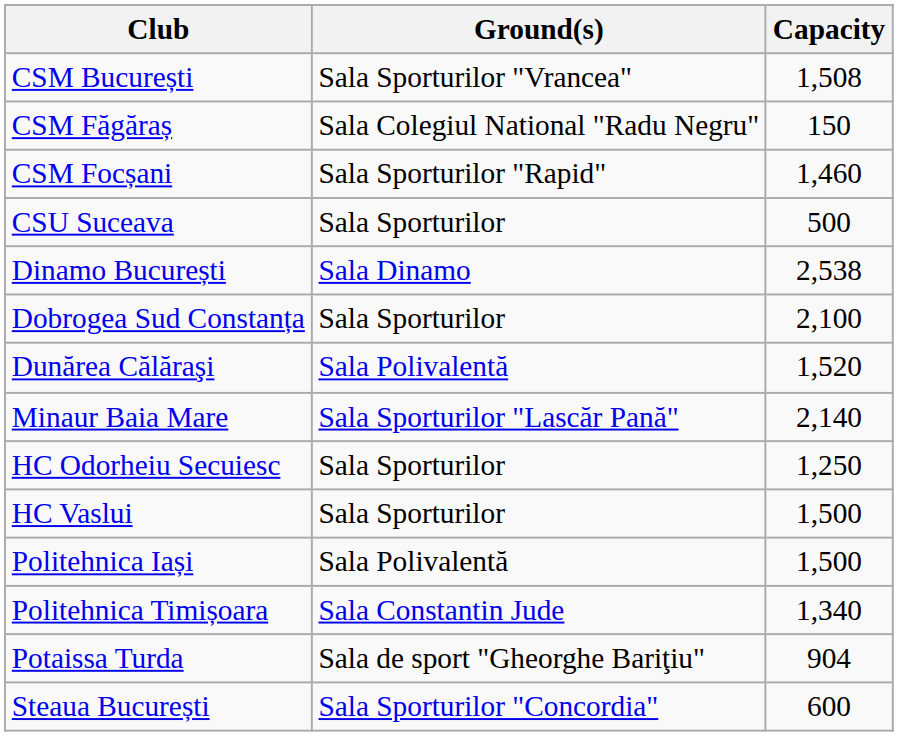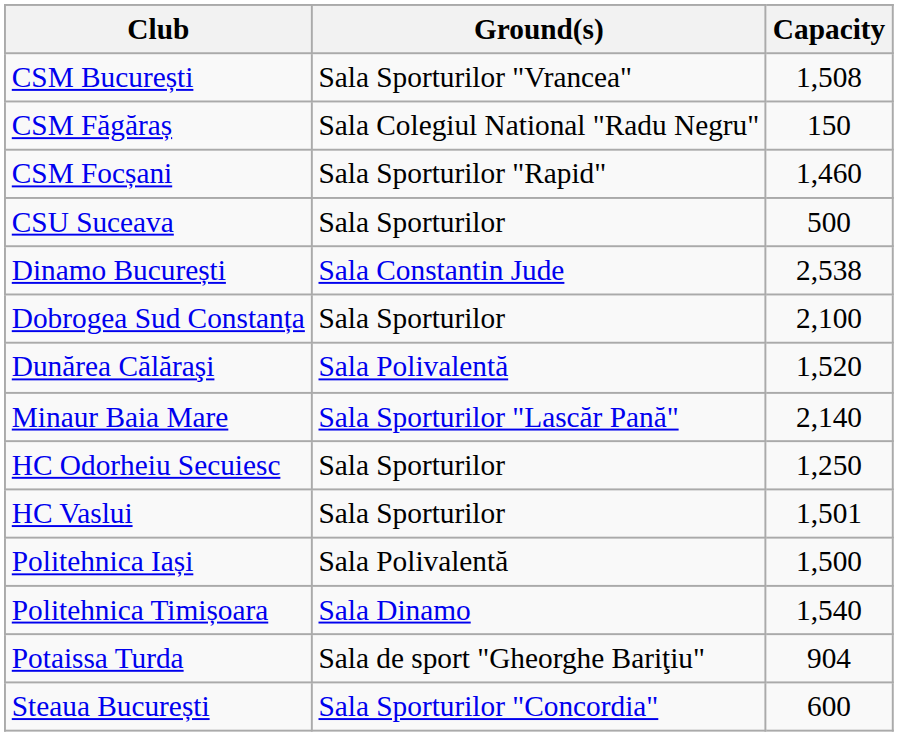(395, 270) Sala Dinamo -> (441, 270) Sala Constantin Jude
(829, 512) 1,500 -> (829, 512) 1,501
(441, 609) Sala Constantin Jude -> (395, 609) Sala Dinamo
(829, 609) 1,340 -> (829, 609) 1,540
